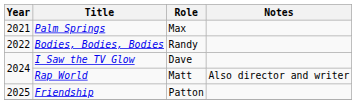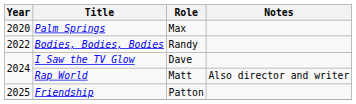(18, 28) 2021 -> (18, 28) 2020
